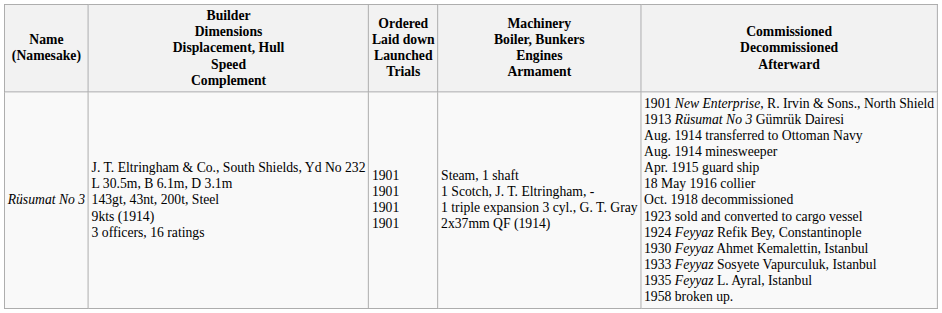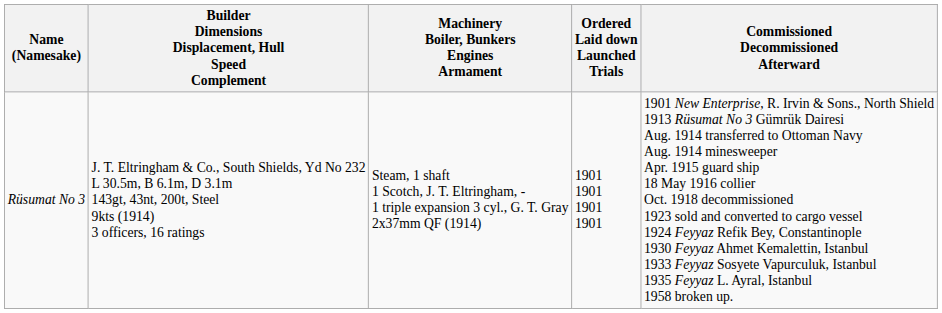columns swapped: (539, 48) <-> (403, 48)
